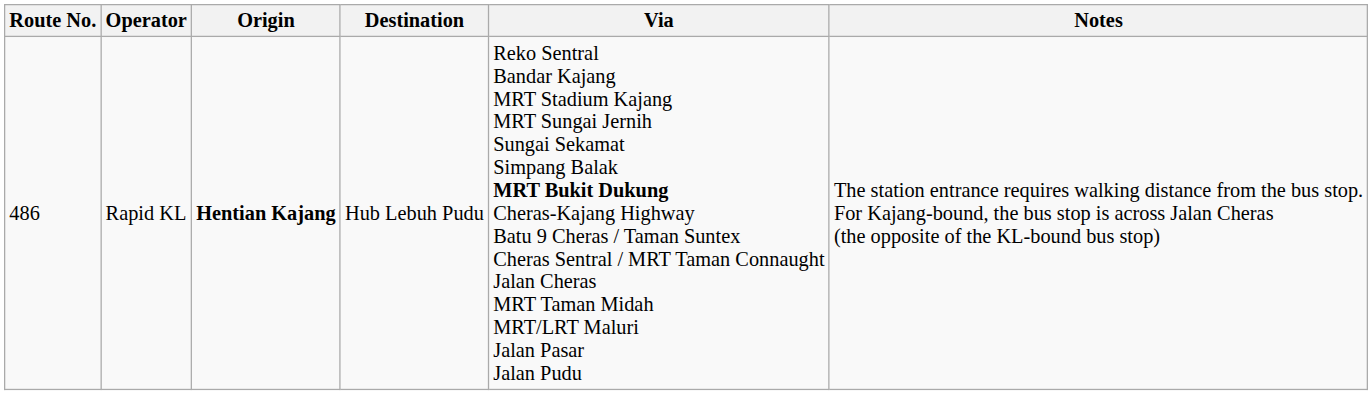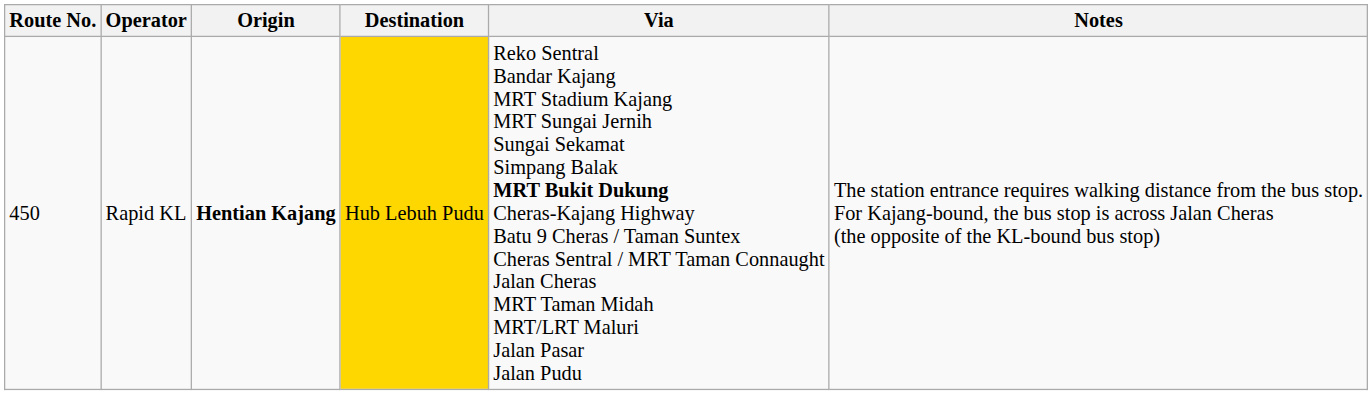(25, 212) 486 -> (25, 212) 450
(414, 212) no background -> (414, 212) gold background
